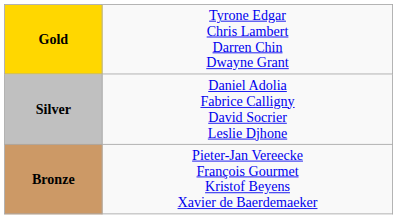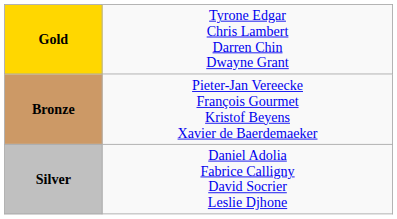rows swapped: (53, 109) <-> (53, 179)
